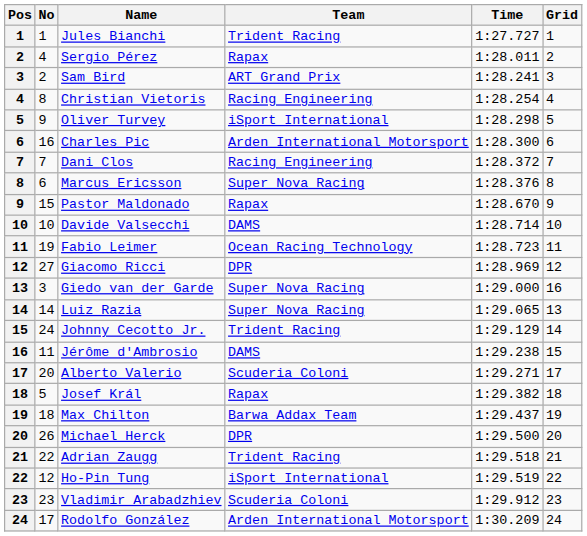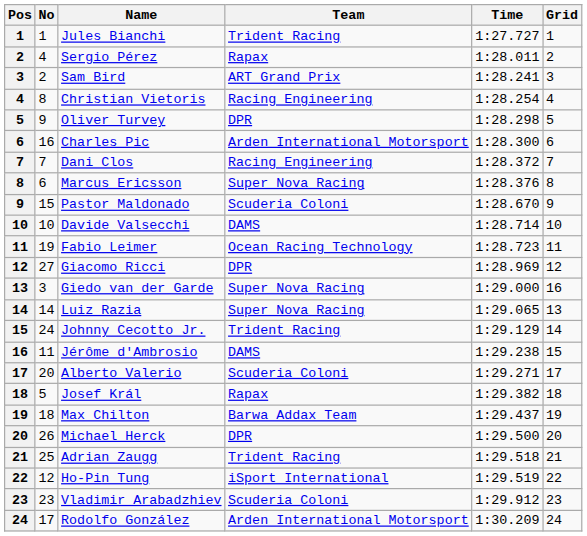(308, 120) iSport International -> (240, 120) DPR
(248, 205) Rapax -> (288, 205) Scuderia Coloni
(47, 457) 22 -> (47, 457) 25
